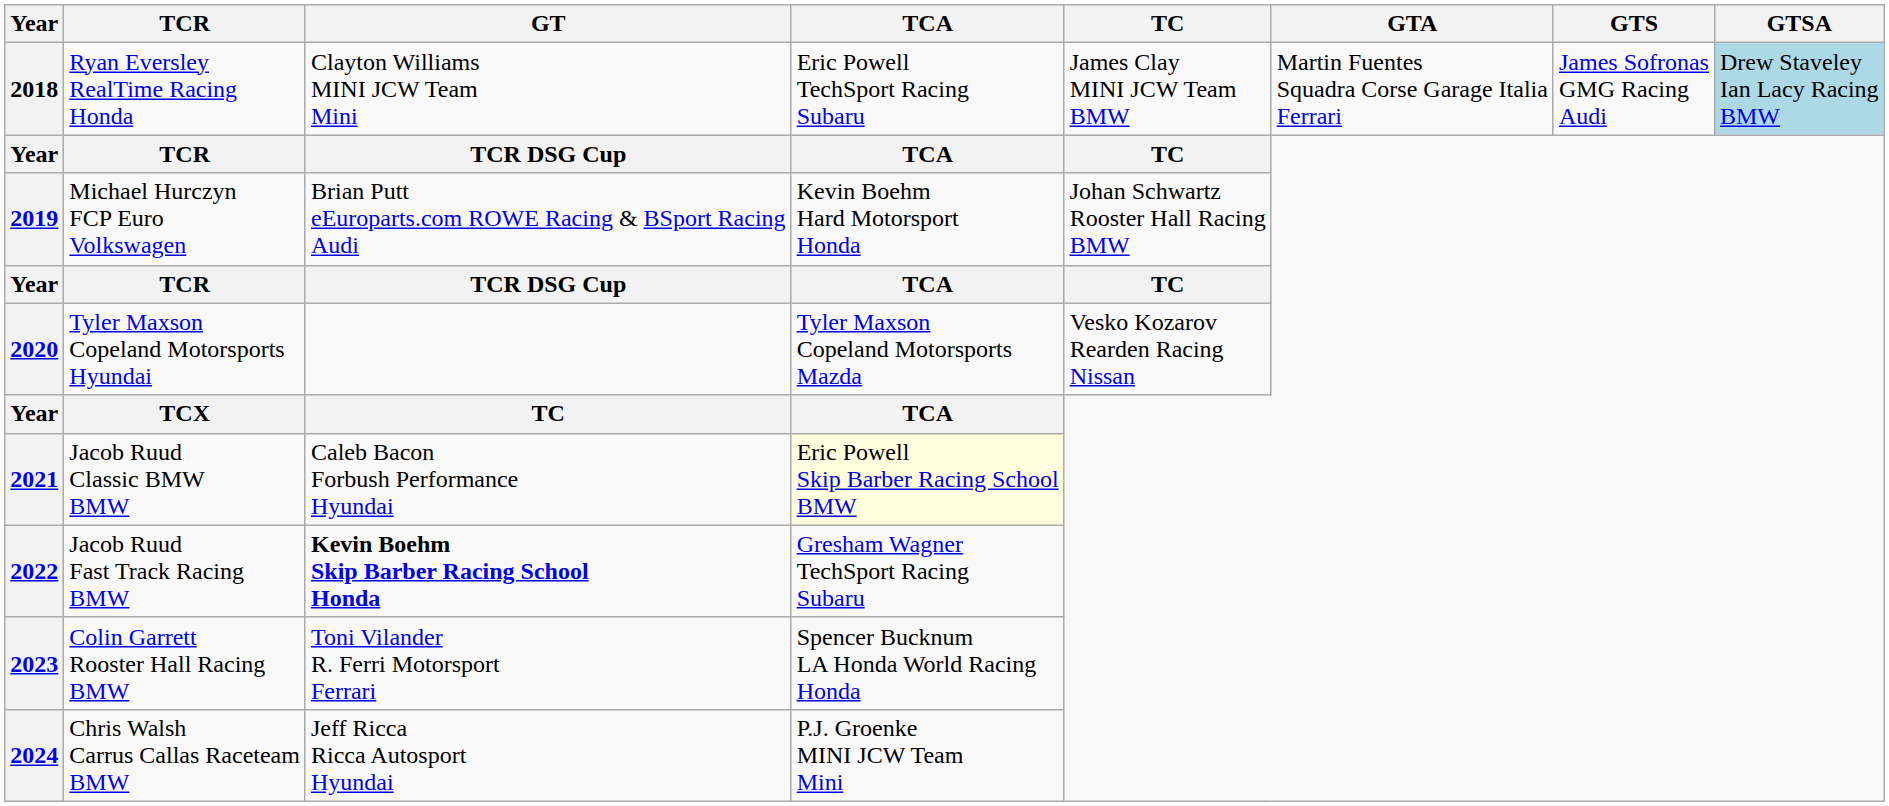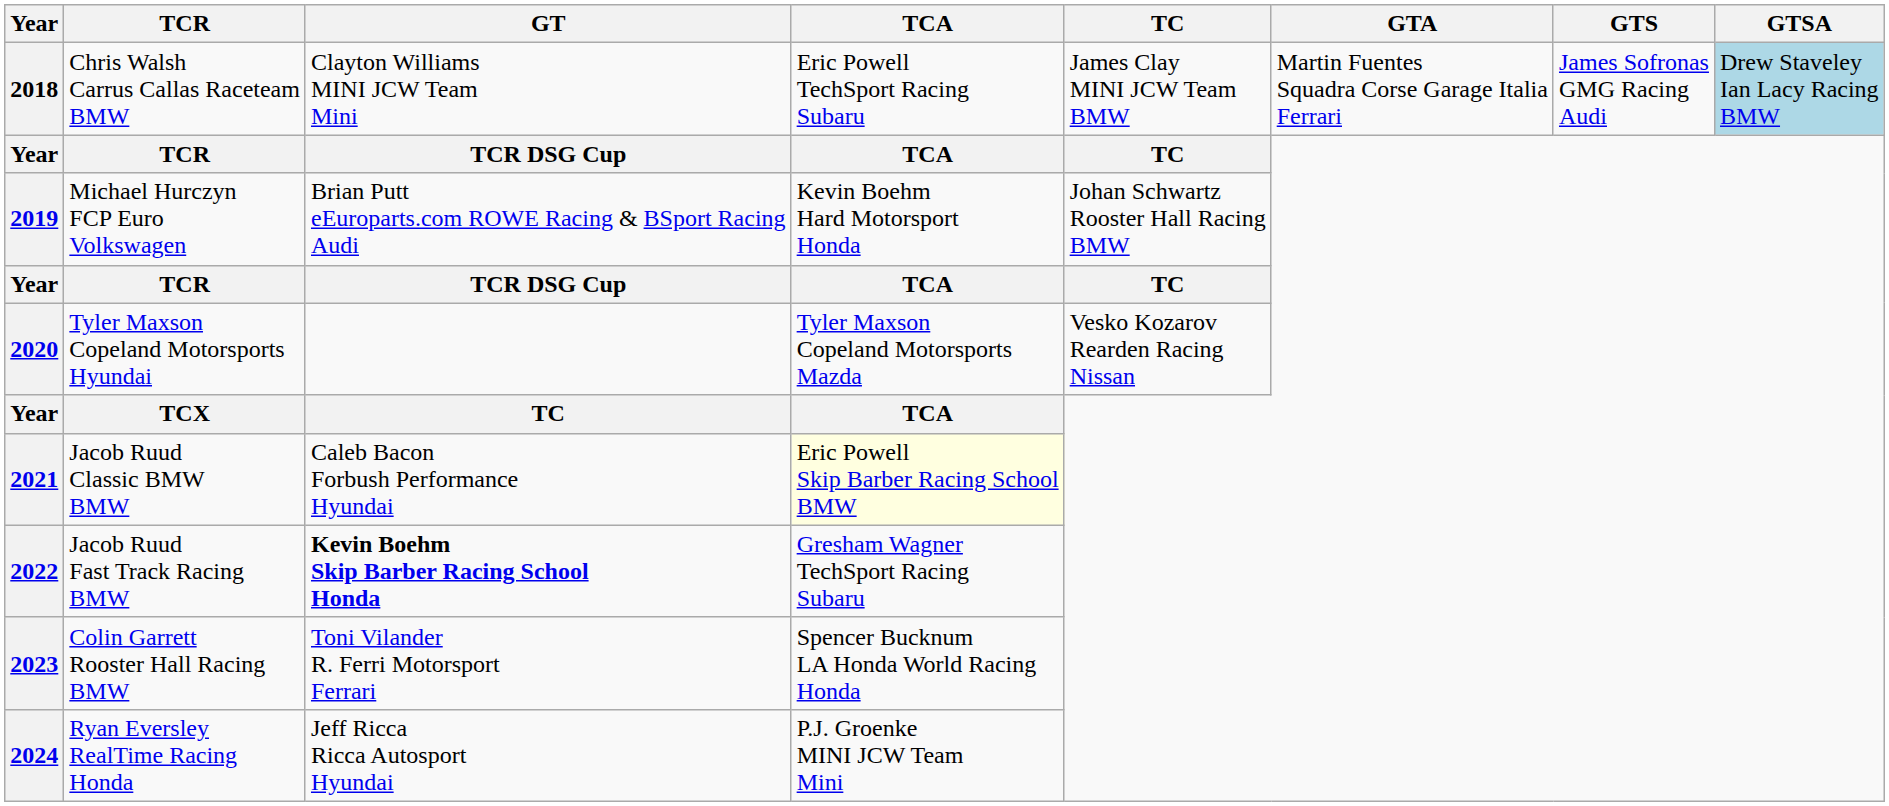(153, 88) Ryan Eversley RealTime Racing Honda -> (185, 88) Chris Walsh Carrus Callas Raceteam BMW
(185, 755) Chris Walsh Carrus Callas Raceteam BMW -> (153, 755) Ryan Eversley RealTime Racing Honda
